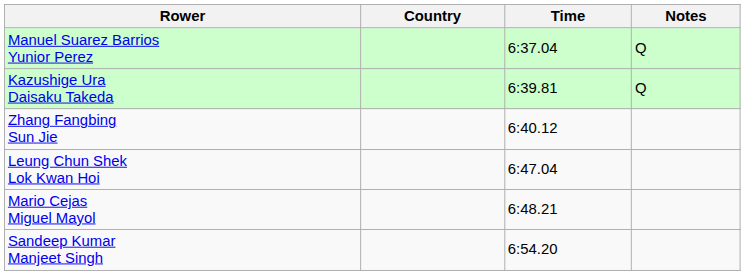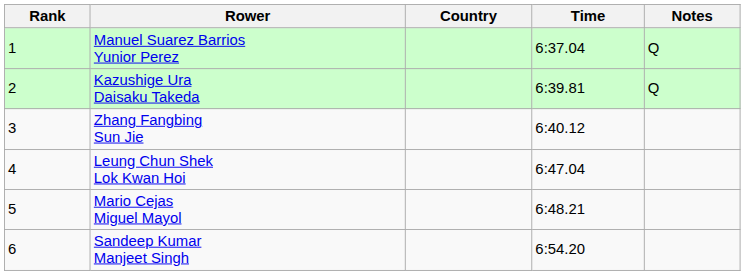+ column: (47, 16)
